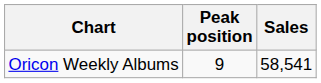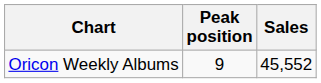(286, 63) 58,541 -> (286, 63) 45,552
